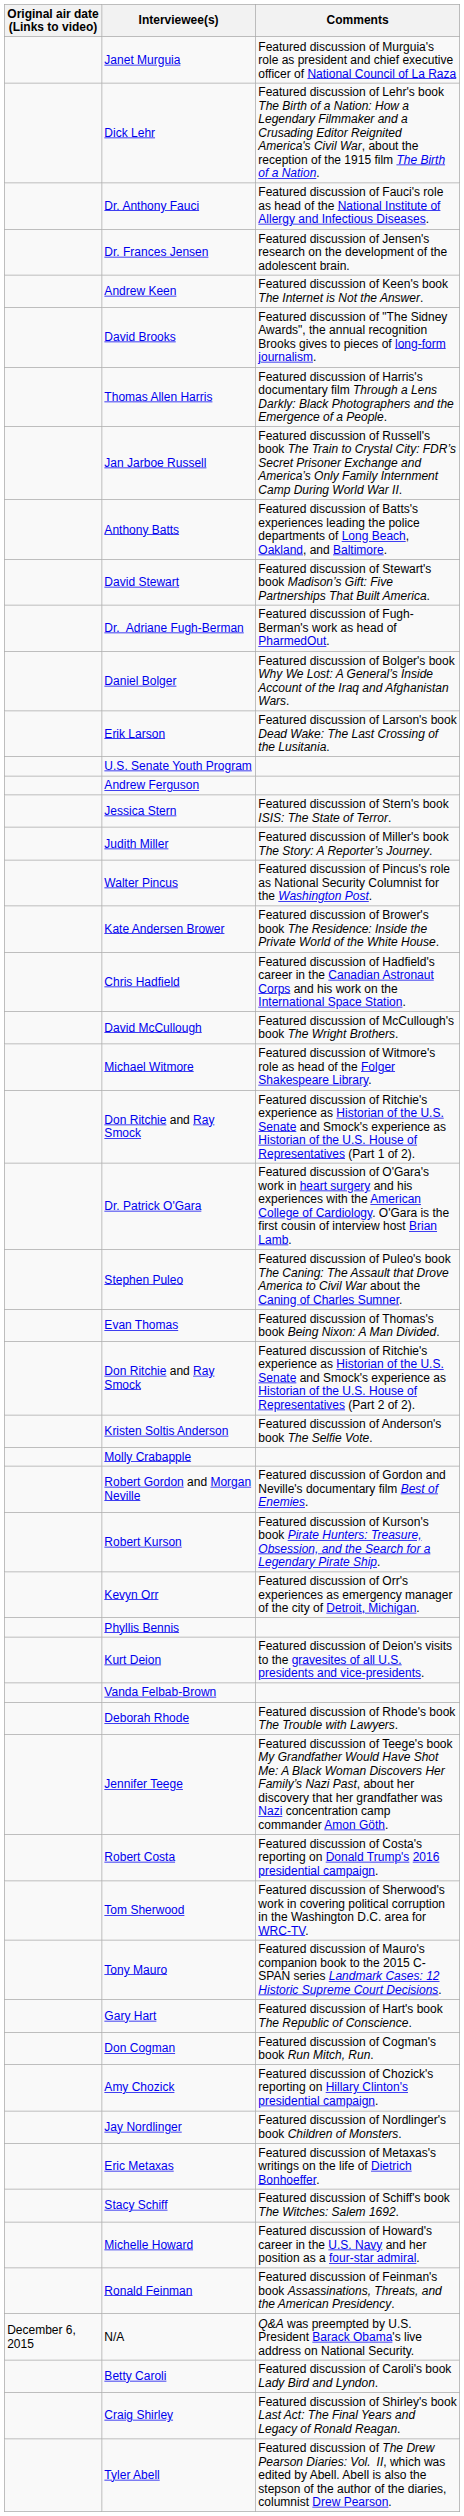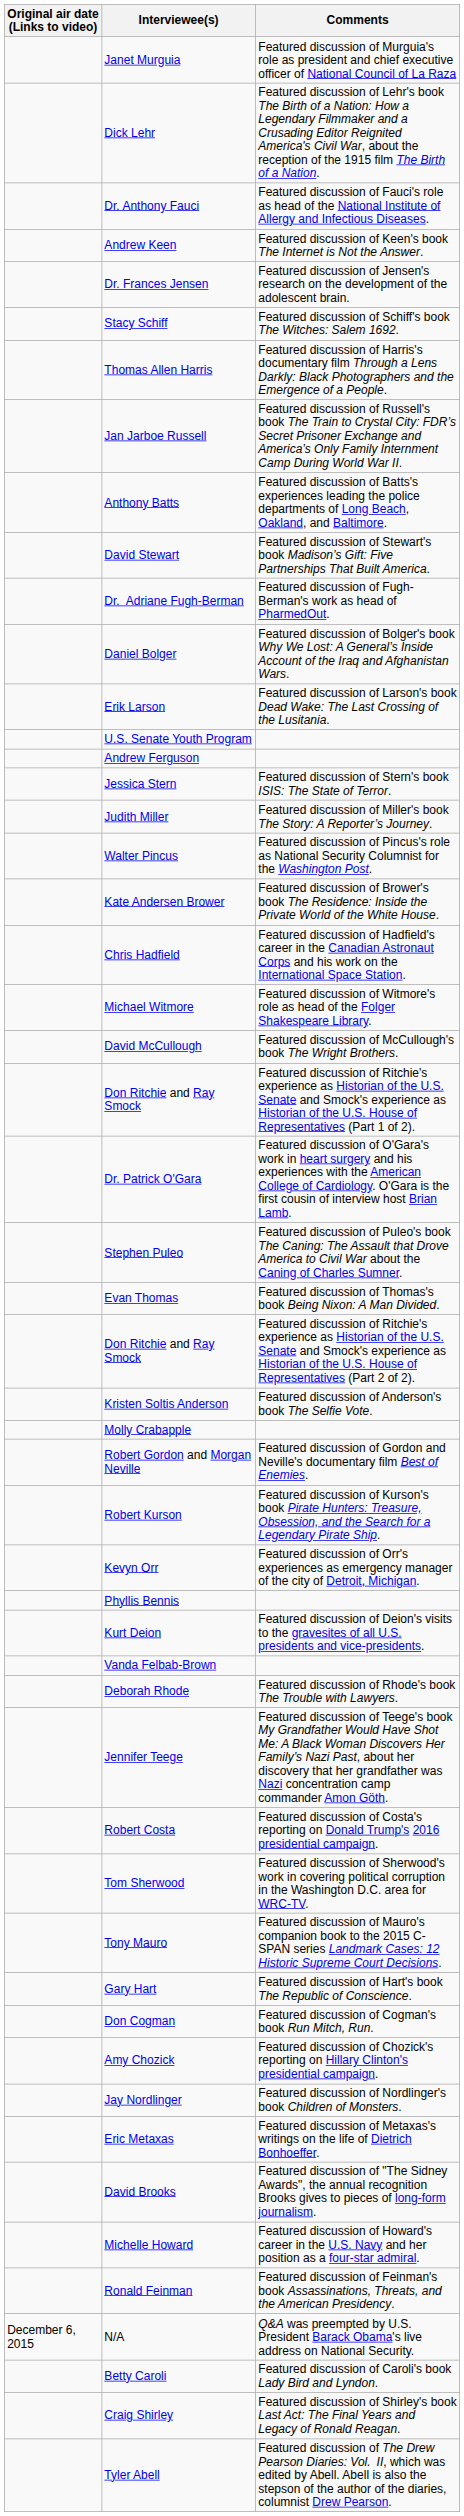rows swapped: (140, 291) <-> (156, 252)
rows swapped: (140, 337) <-> (136, 2205)
rows swapped: (149, 1067) <-> (153, 1027)
